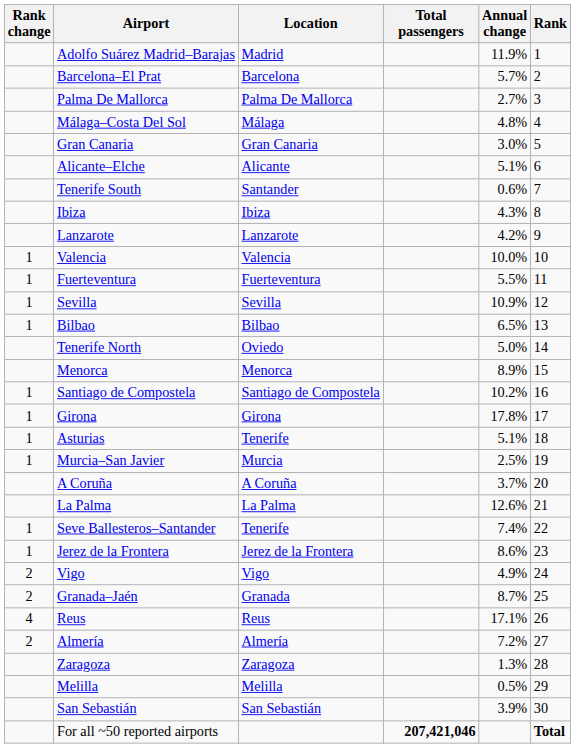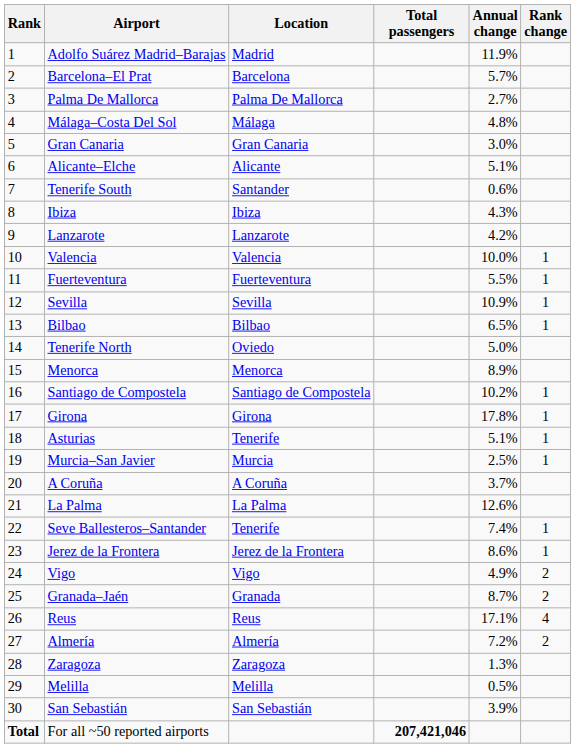columns swapped: (550, 23) <-> (29, 23)
